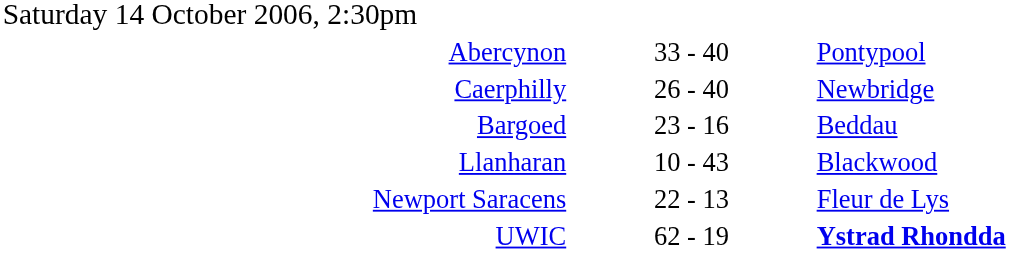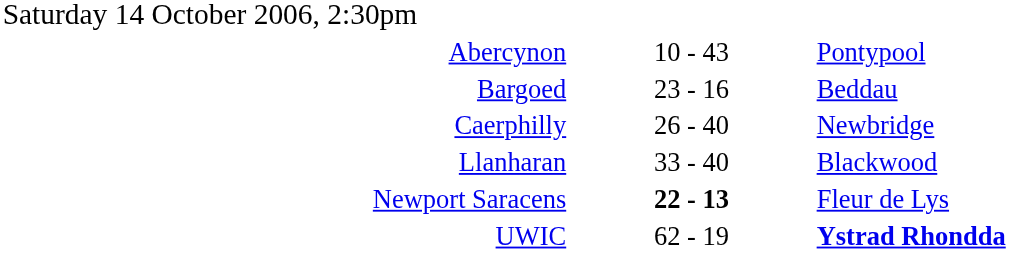(691, 52) 33 - 40 -> (691, 52) 10 - 43
rows swapped: (522, 125) <-> (510, 88)
(691, 162) 10 - 43 -> (691, 162) 33 - 40
(691, 199) normal -> (691, 199) bold
